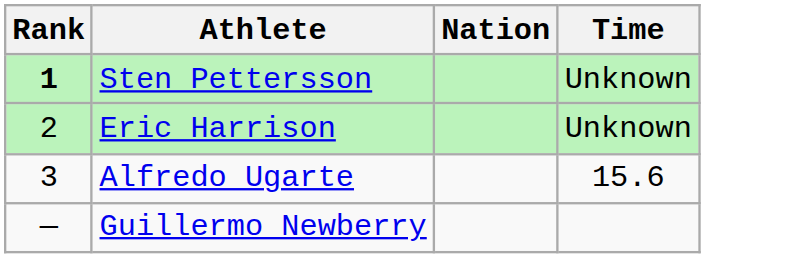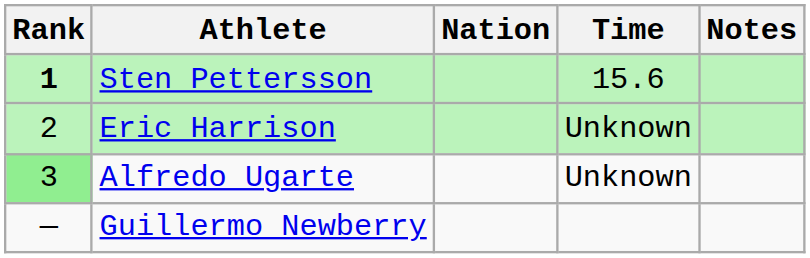+ column: (752, 30)
(628, 79) Unknown -> (628, 79) 15.6
(49, 178) no background -> (49, 178) lightgreen background
(628, 178) 15.6 -> (628, 178) Unknown
